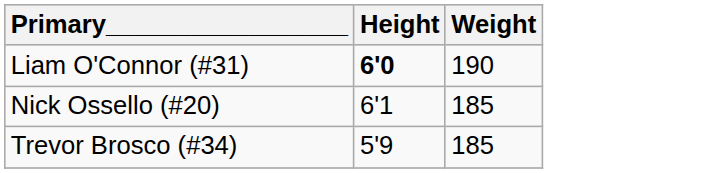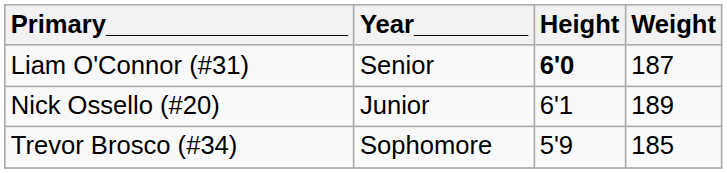+ column: (444, 24)
(473, 65) 190 -> (653, 65) 187
(473, 106) 185 -> (653, 106) 189
